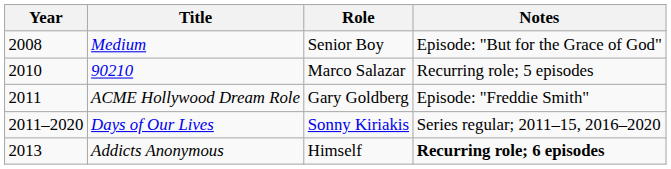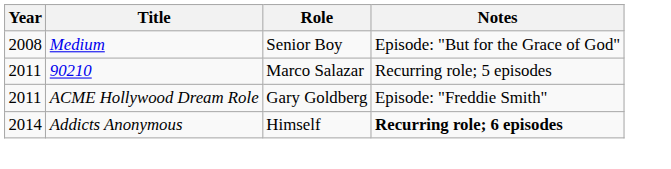(25, 71) 2010 -> (25, 71) 2011
- row: (152, 124)
(25, 151) 2013 -> (25, 124) 2014
